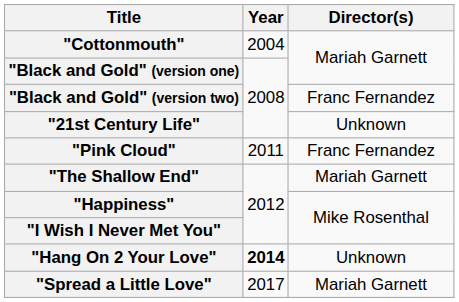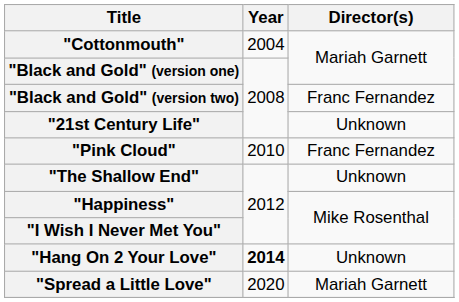(266, 151) 2011 -> (266, 151) 2010
(371, 177) Mariah Garnett -> (371, 177) Unknown
(266, 284) 2017 -> (266, 284) 2020
